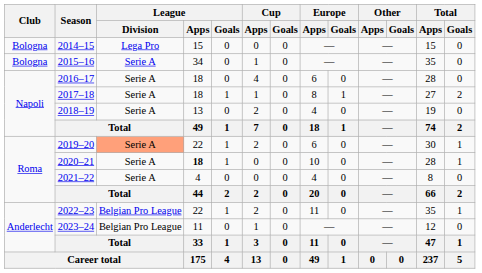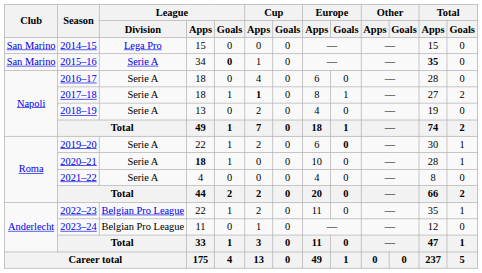(30, 45) Bologna -> (31, 45) San Marino
(30, 62) Bologna -> (31, 62) San Marino
(227, 62) normal -> (230, 62) bold
(430, 62) normal -> (433, 62) bold
(256, 95) normal -> (259, 95) bold
(140, 144) lightsalmon background -> (143, 144) no background
(343, 144) normal -> (346, 144) bold
